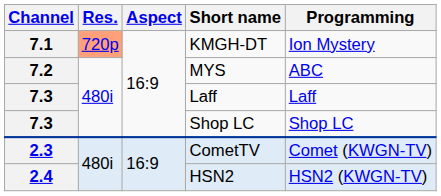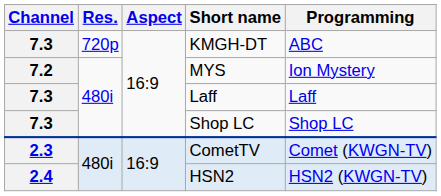(41, 44) 7.1 -> (41, 44) 7.3
(100, 44) lightsalmon background -> (100, 44) no background
(332, 44) Ion Mystery -> (306, 44) ABC
(306, 70) ABC -> (332, 70) Ion Mystery
